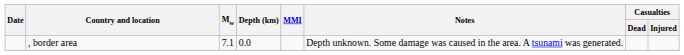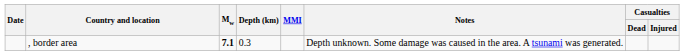(228, 43) normal -> (228, 43) bold
(245, 43) 0.0 -> (245, 43) 0.3
